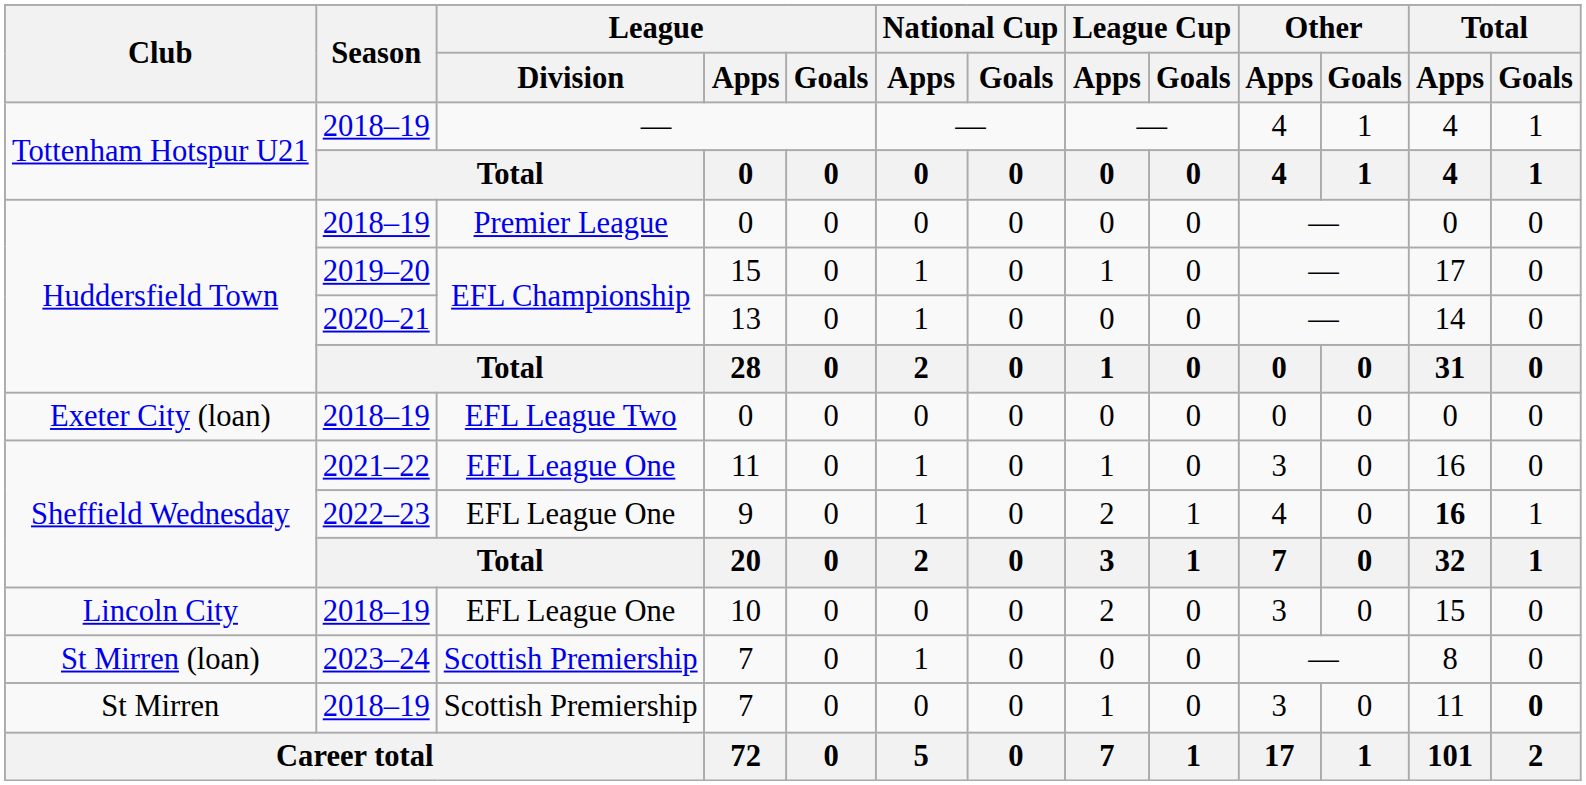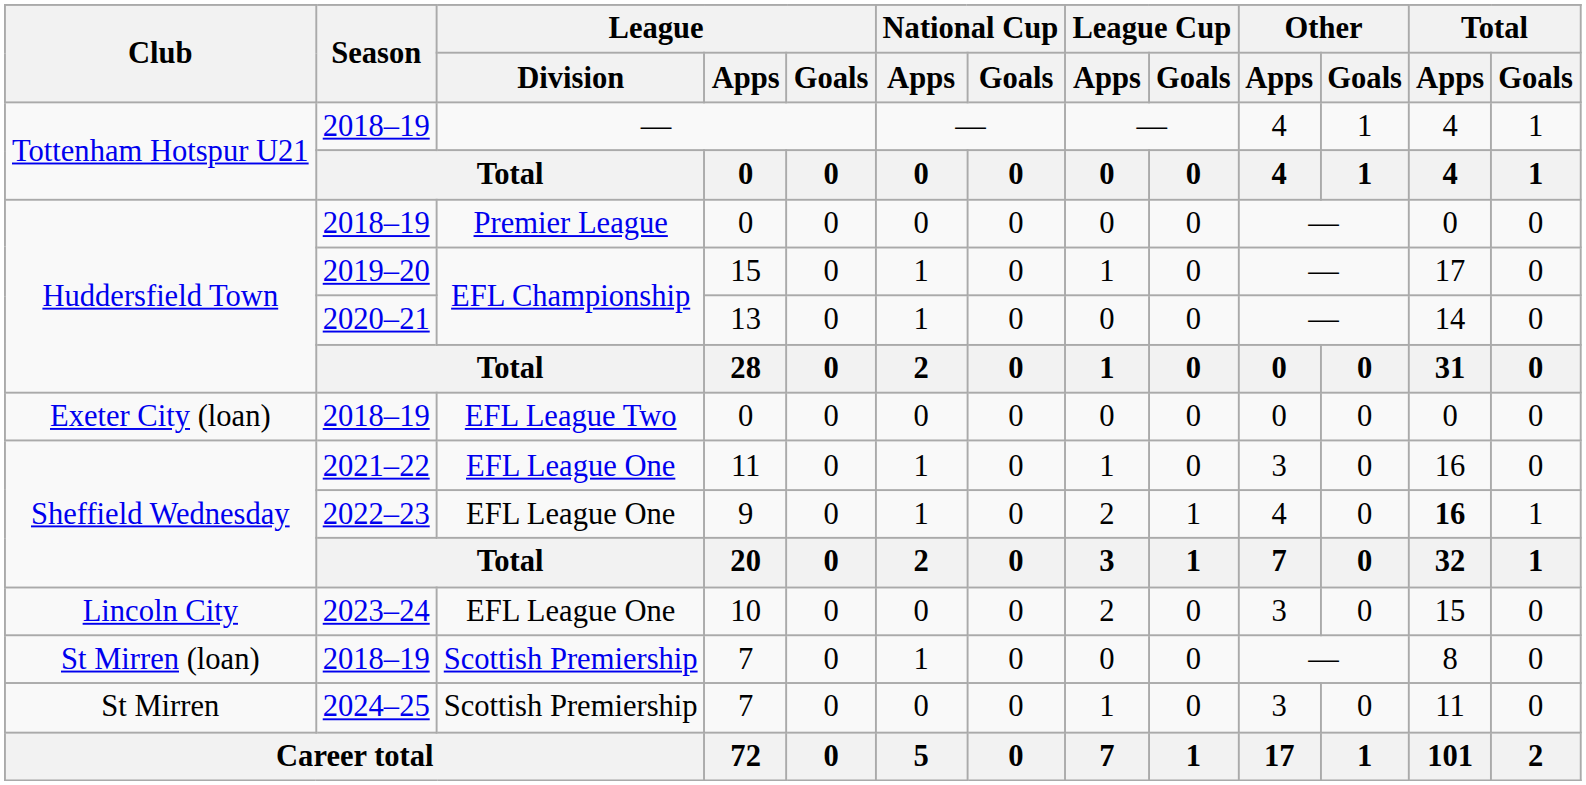(376, 610) 2018–19 -> (376, 610) 2023–24
(376, 658) 2023–24 -> (376, 658) 2018–19
(376, 707) 2018–19 -> (376, 707) 2024–25
(1536, 707) bold -> (1536, 707) normal
